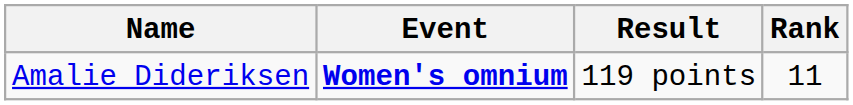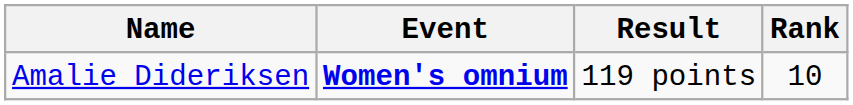(805, 76) 11 -> (805, 76) 10
